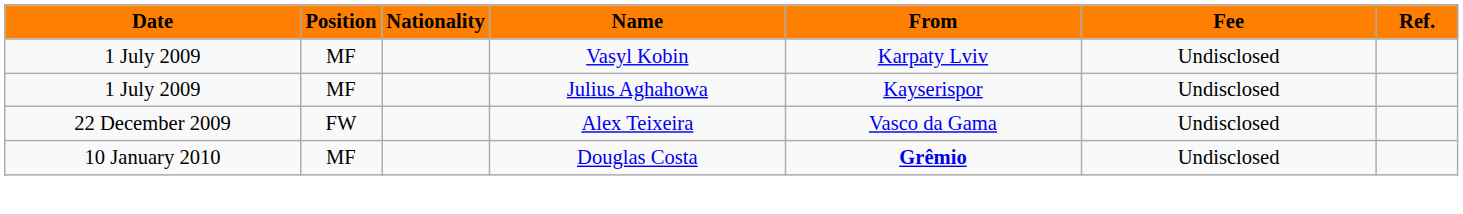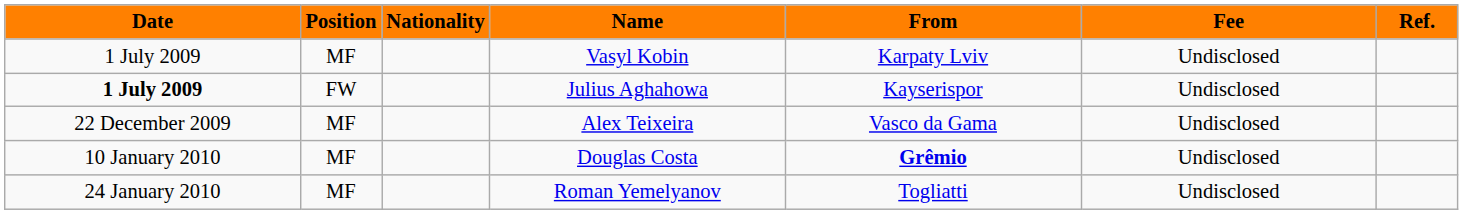(153, 89) normal -> (153, 89) bold
(341, 89) MF -> (341, 89) FW
(341, 123) FW -> (341, 123) MF
+ row: (637, 191)
